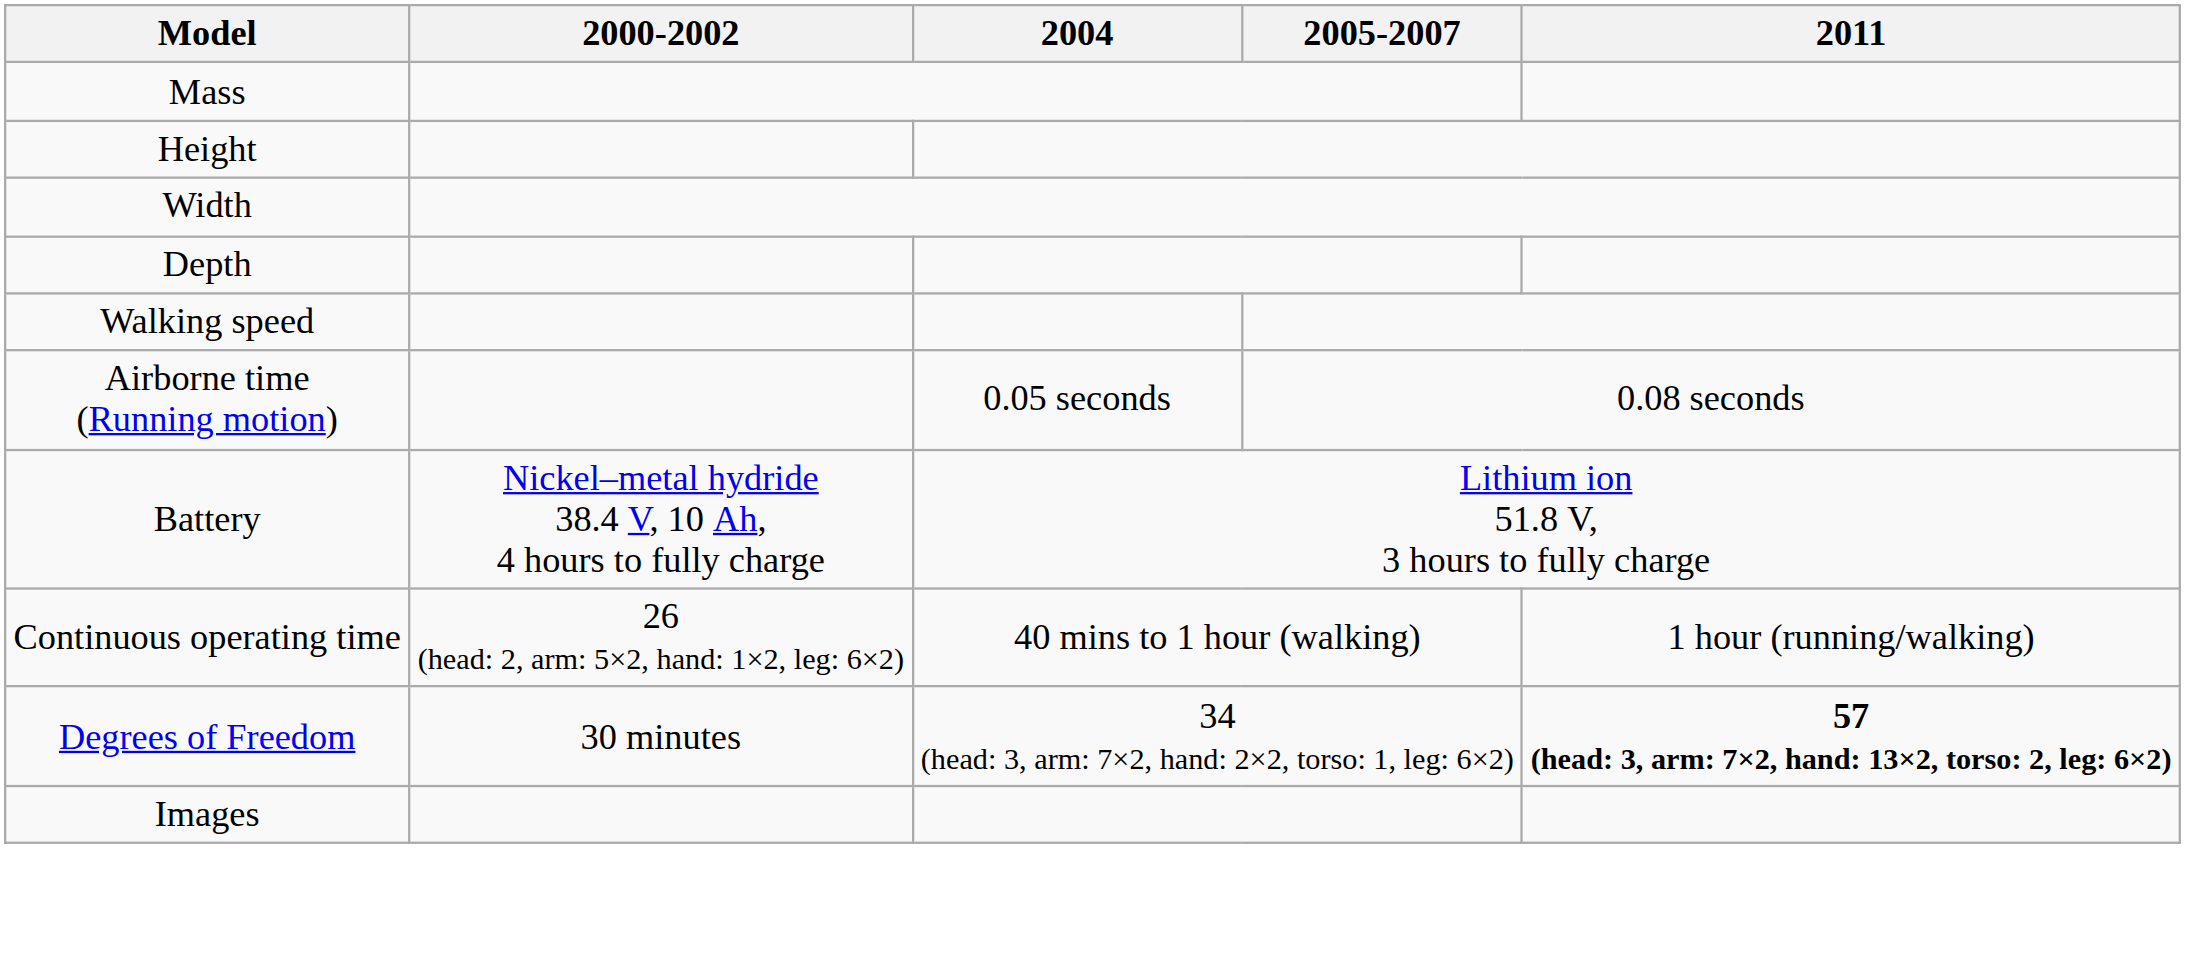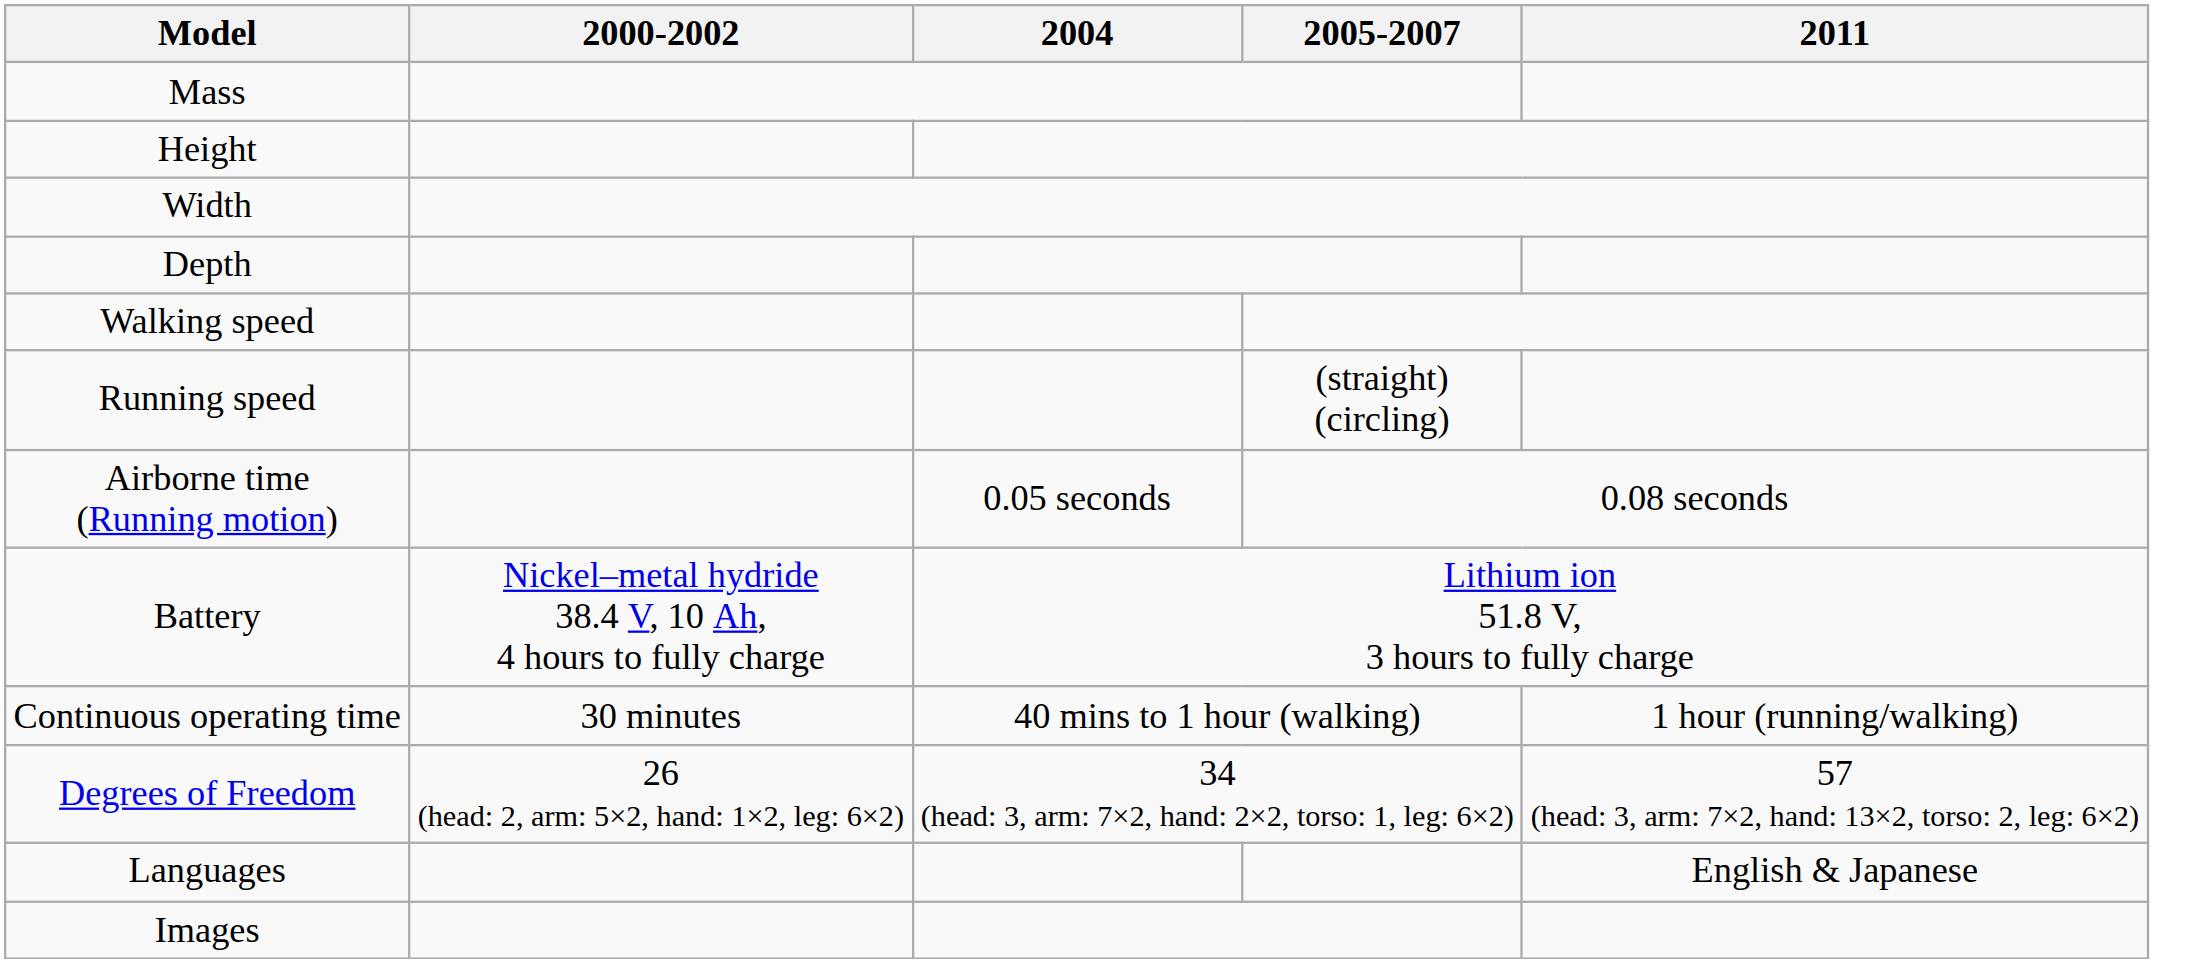+ row: (207, 399)
(661, 637) 26 (head: 2, arm: 5×2, hand: 1×2, leg: 6×2) -> (661, 715) 30 minutes
(661, 735) 30 minutes -> (661, 793) 26 (head: 2, arm: 5×2, hand: 1×2, leg: 6×2)
(1851, 735) bold -> (1835, 793) normal
+ row: (207, 871)
